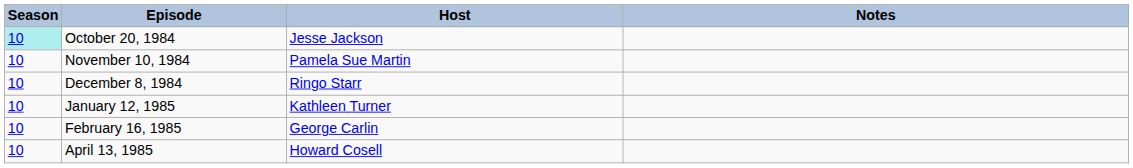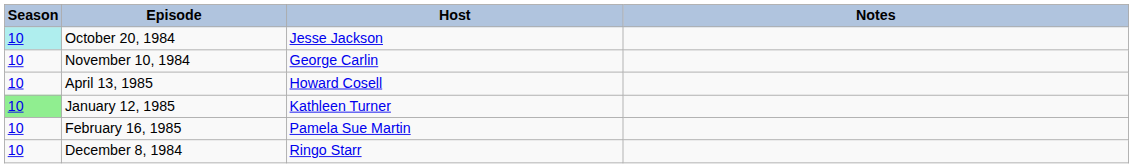(350, 60) Pamela Sue Martin -> (334, 60) George Carlin
rows swapped: (124, 83) <-> (109, 151)
(16, 106) no background -> (16, 106) lightgreen background
(334, 128) George Carlin -> (350, 128) Pamela Sue Martin
